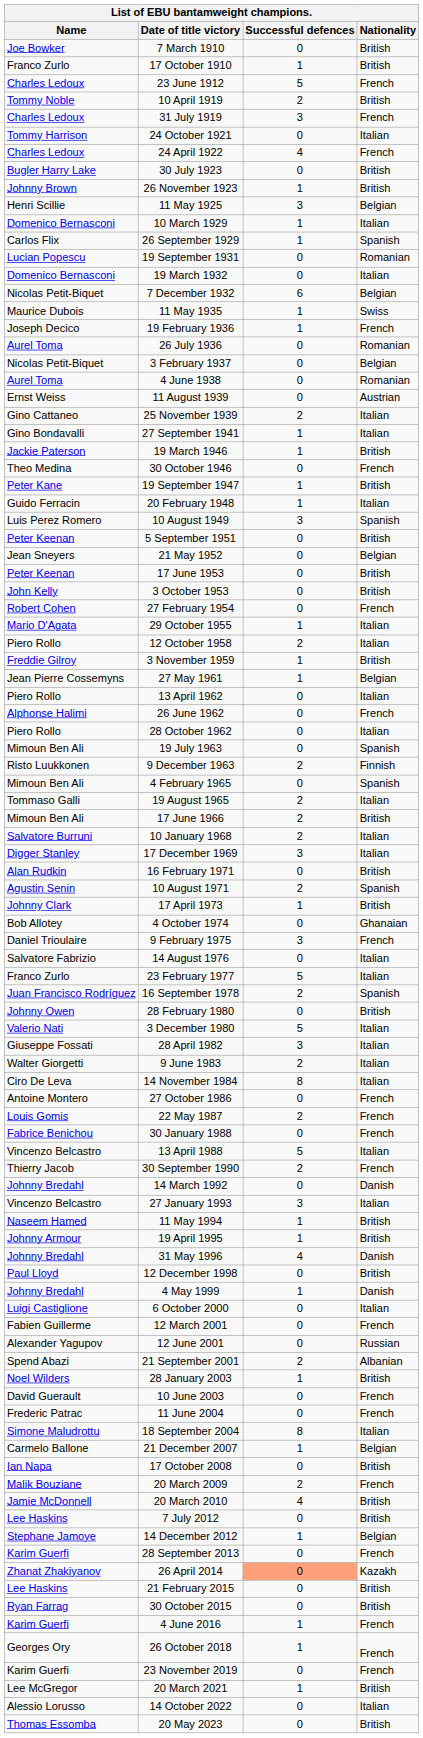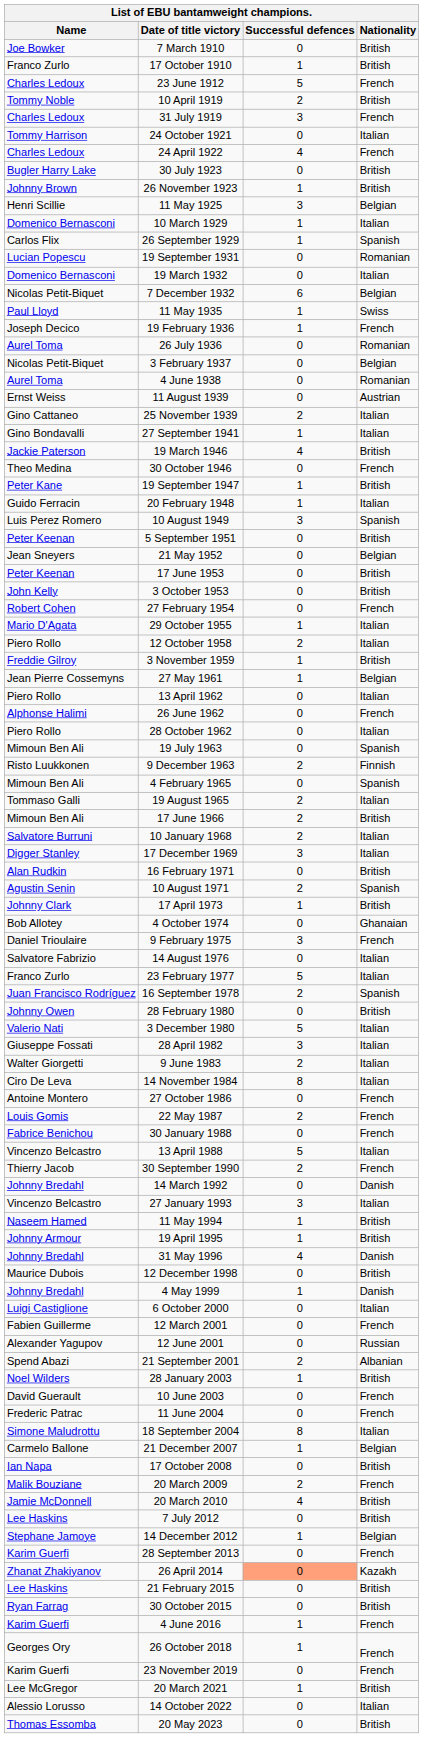(45, 310) Maurice Dubois -> (33, 310) Paul Lloyd
(300, 450) 1 -> (300, 450) 4
(33, 1273) Paul Lloyd -> (45, 1273) Maurice Dubois
